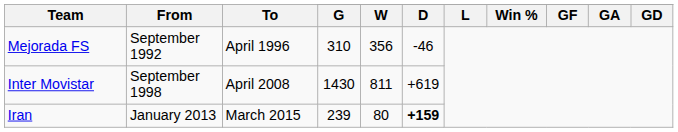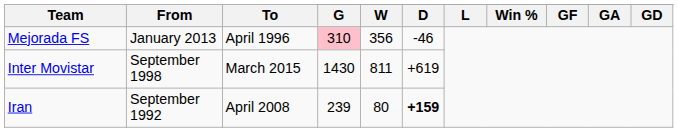(165, 46) September 1992 -> (173, 38) January 2013
(339, 46) no background -> (339, 38) pink background
(258, 84) April 2008 -> (263, 68) March 2015
(173, 115) January 2013 -> (165, 107) September 1992
(263, 115) March 2015 -> (258, 107) April 2008
